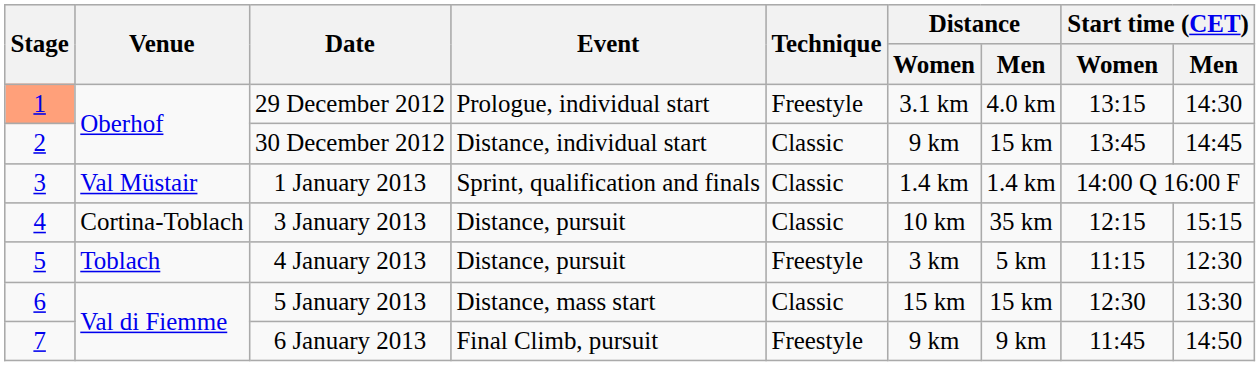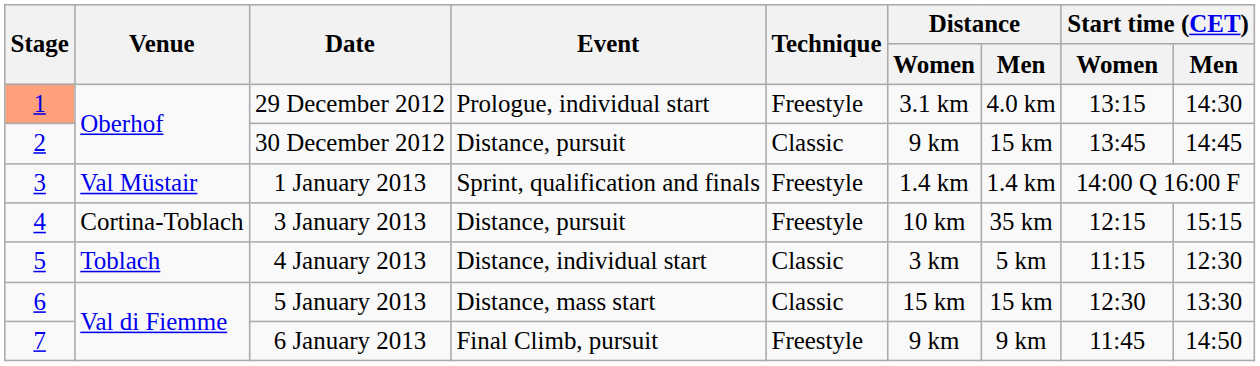(582, 143) Distance, individual start -> (541, 143) Distance, pursuit
(808, 182) Classic -> (817, 182) Freestyle
(808, 222) Classic -> (817, 222) Freestyle
(541, 261) Distance, pursuit -> (582, 261) Distance, individual start
(817, 261) Freestyle -> (808, 261) Classic
